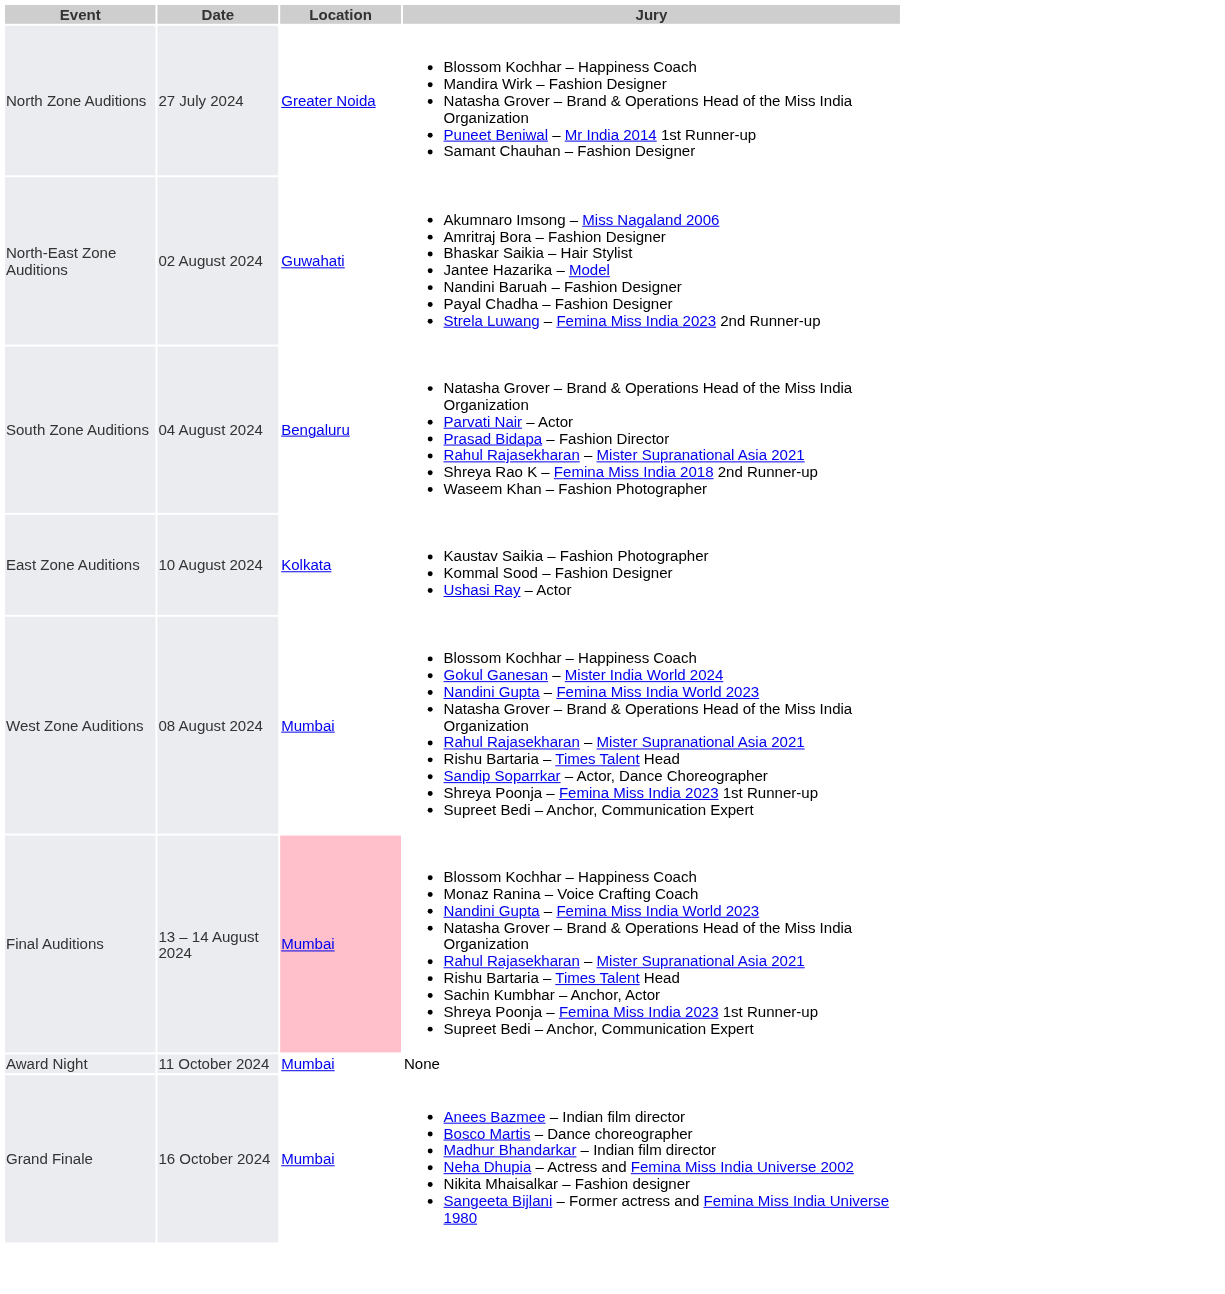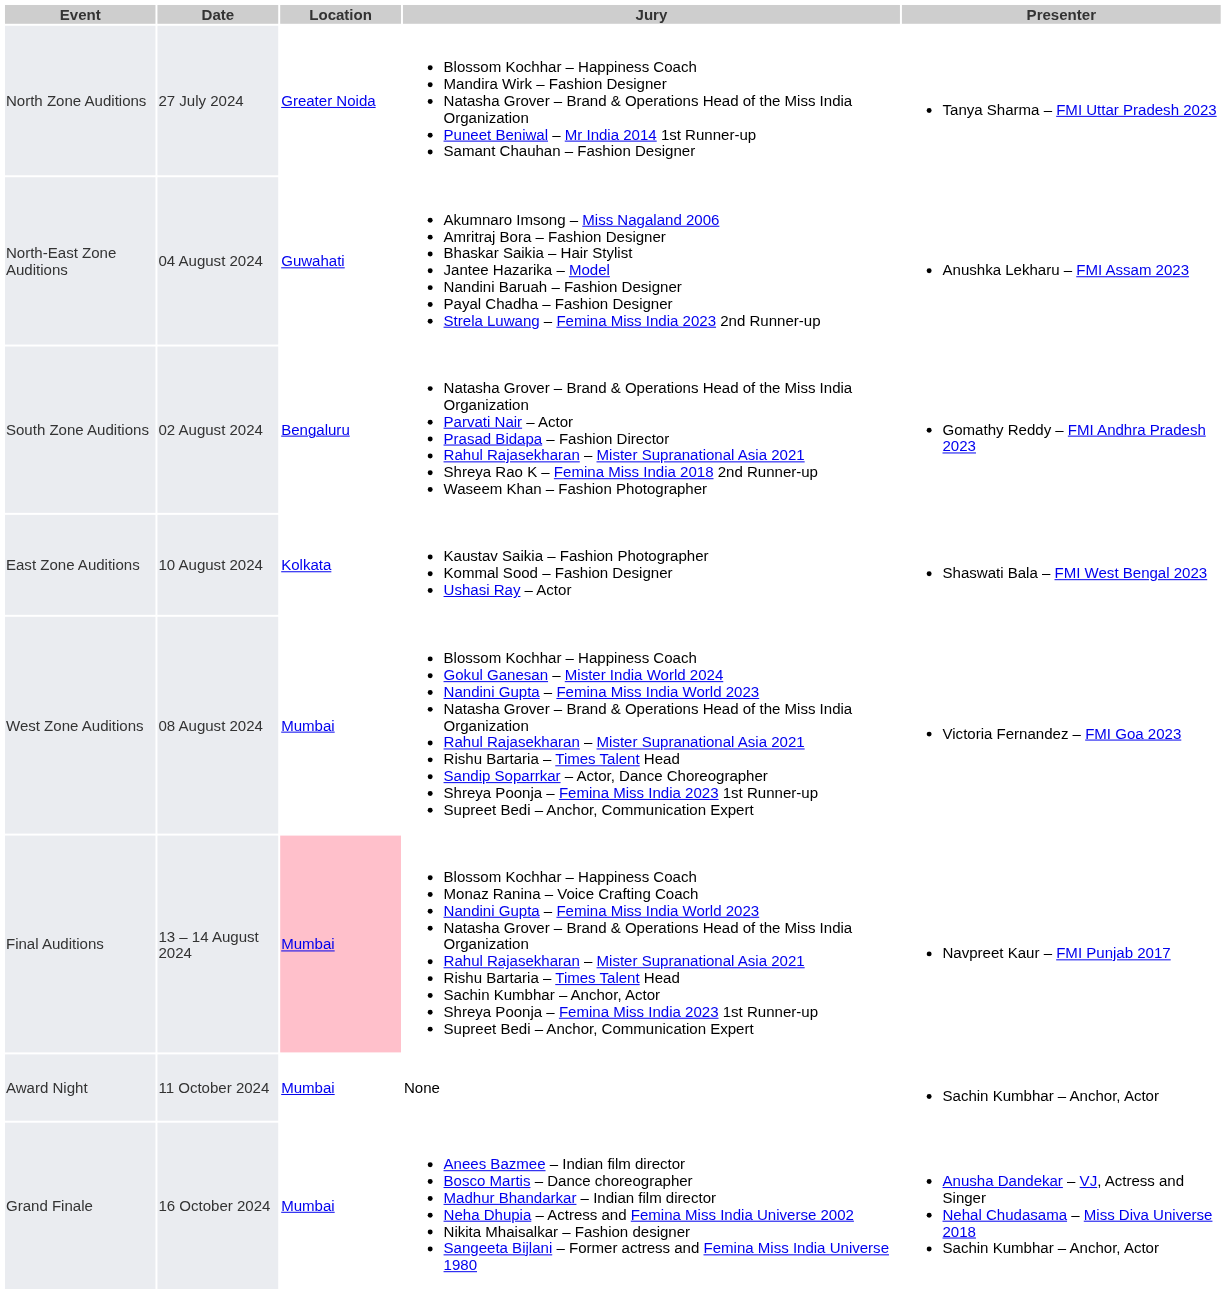+ column: (1061, 14)
(211, 261) 02 August 2024 -> (211, 261) 04 August 2024
(211, 430) 04 August 2024 -> (211, 430) 02 August 2024
